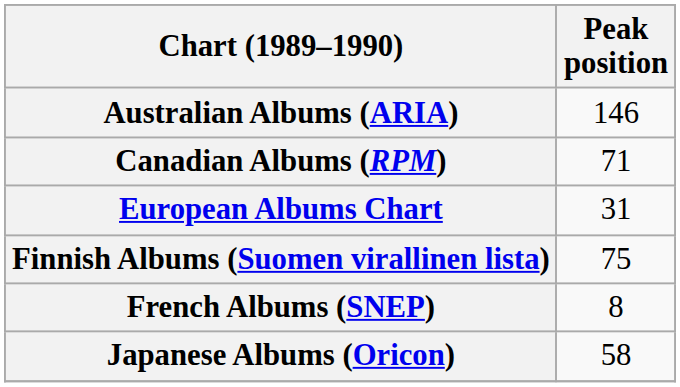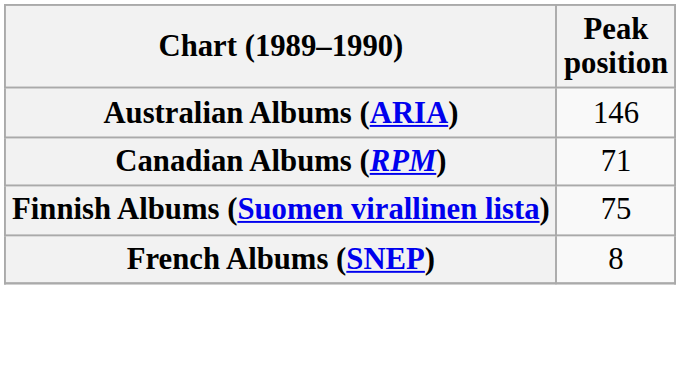- row: (281, 209)
- row: (281, 355)
